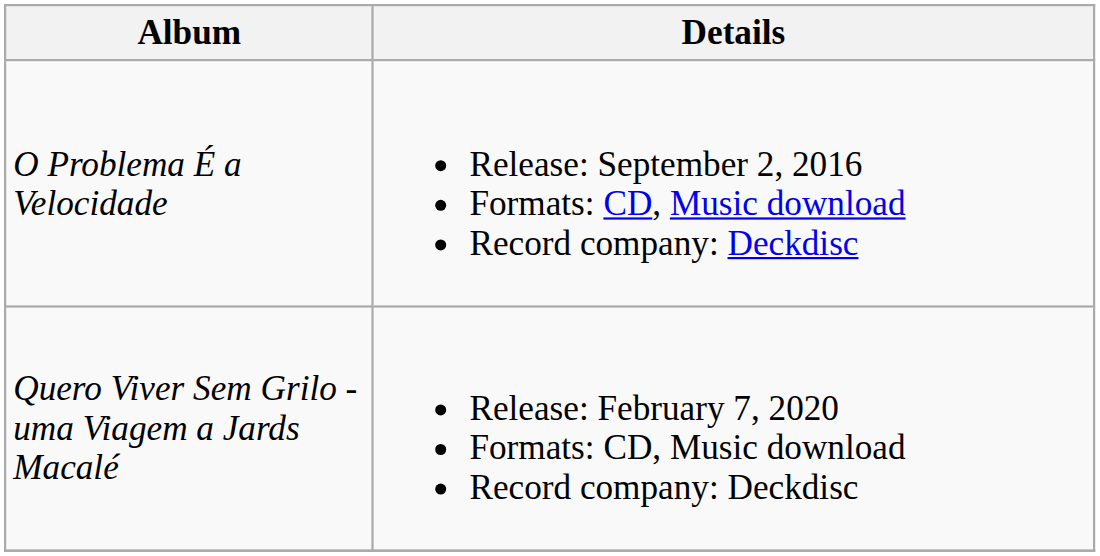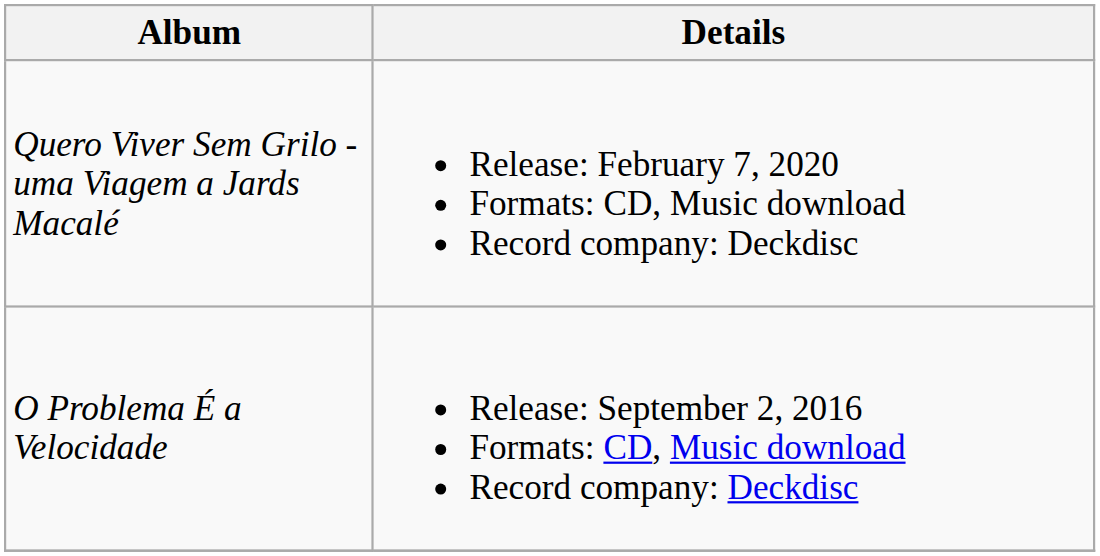rows swapped: (127, 182) <-> (185, 427)
